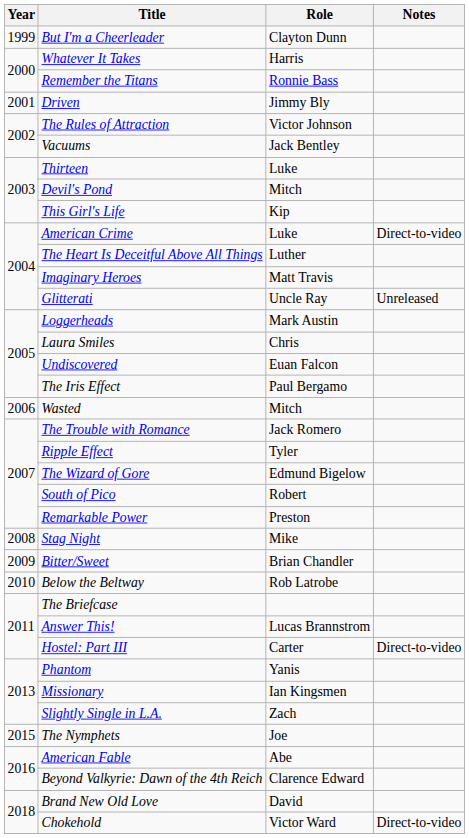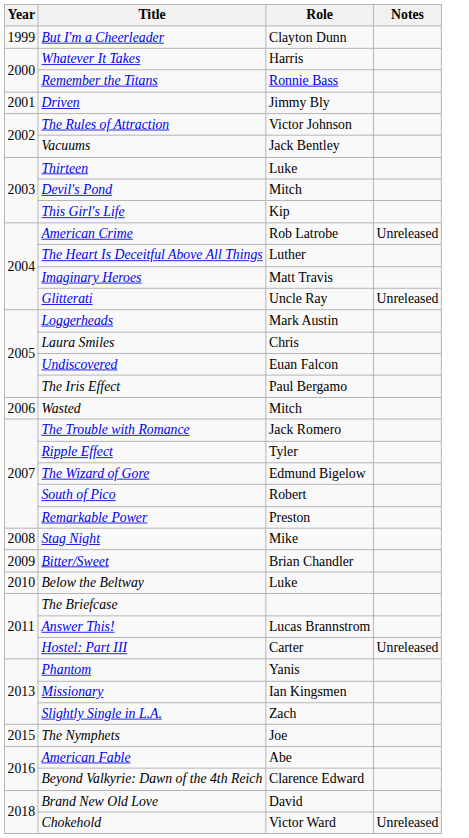(283, 233) Luke -> (304, 233) Rob Latrobe
(419, 233) Direct-to-video -> (408, 233) Unreleased
(304, 582) Rob Latrobe -> (283, 582) Luke
(419, 648) Direct-to-video -> (408, 648) Unreleased
(419, 822) Direct-to-video -> (408, 822) Unreleased
